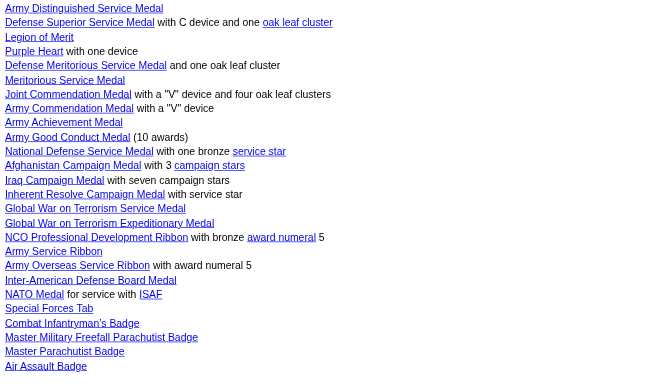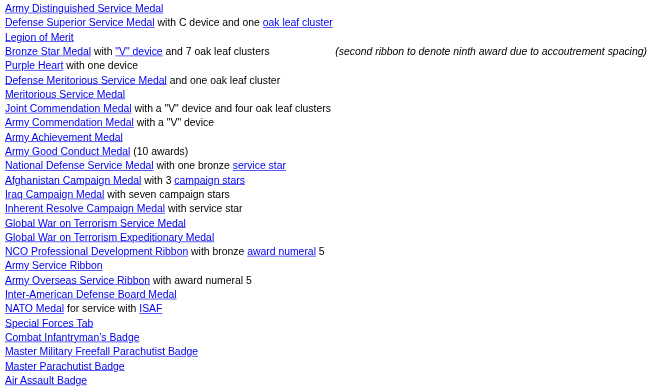+ row: (137, 51)
